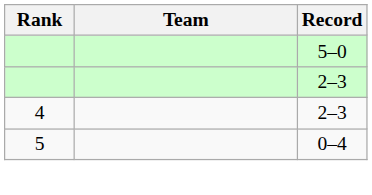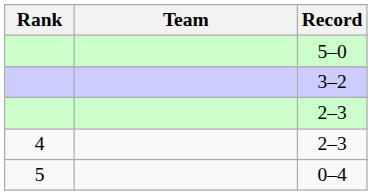+ row: (40, 82)
